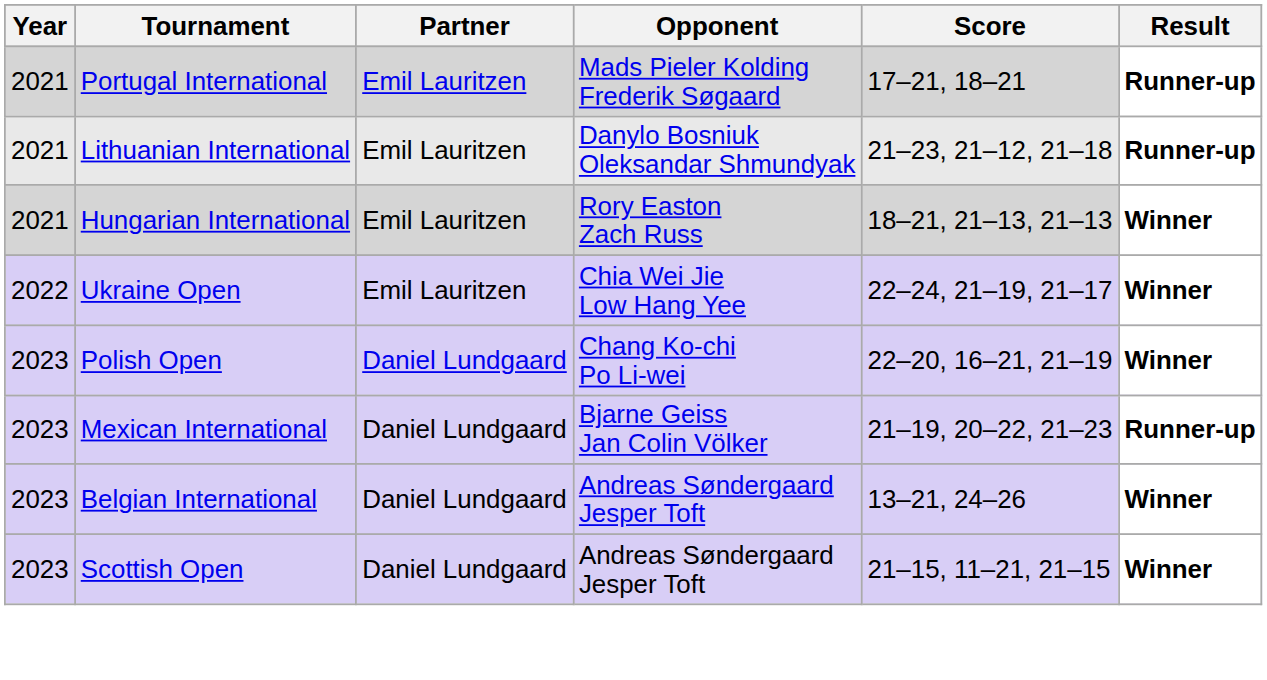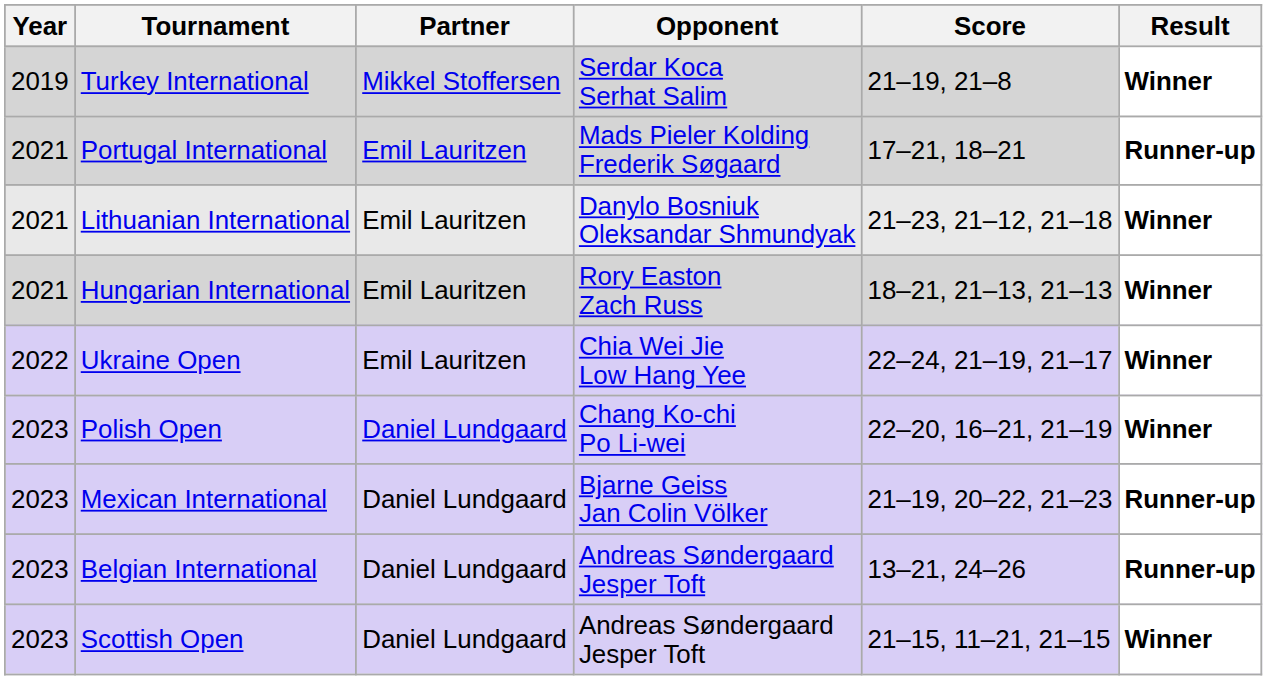+ row: (195, 81)
(1190, 151) Runner-up -> (1168, 221) Winner
(1168, 500) Winner -> (1190, 569) Runner-up
